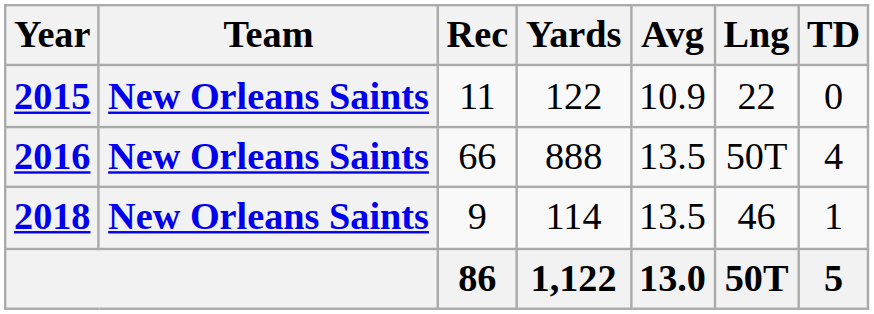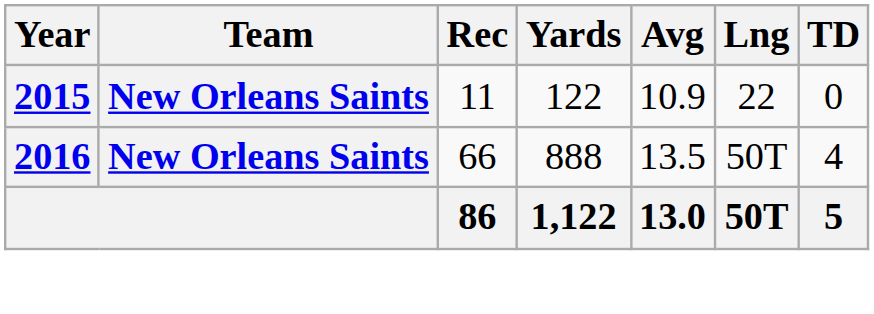- row: (52, 216)
